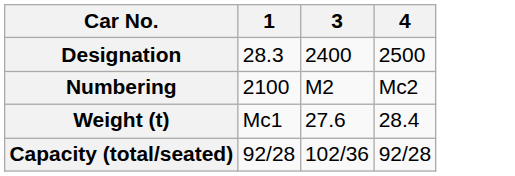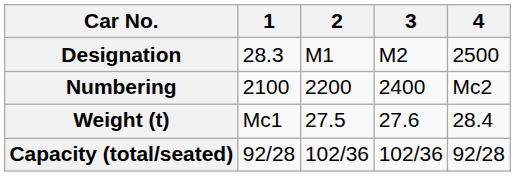+ column: (337, 21)
(328, 54) 2400 -> (393, 54) M2
(319, 87) M2 -> (402, 87) 2400
